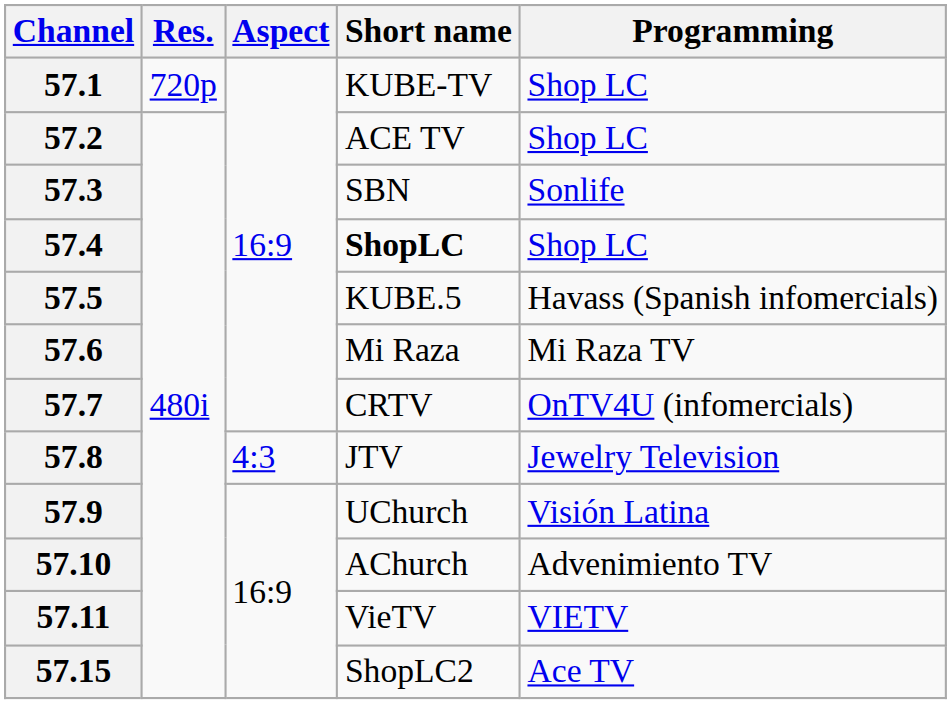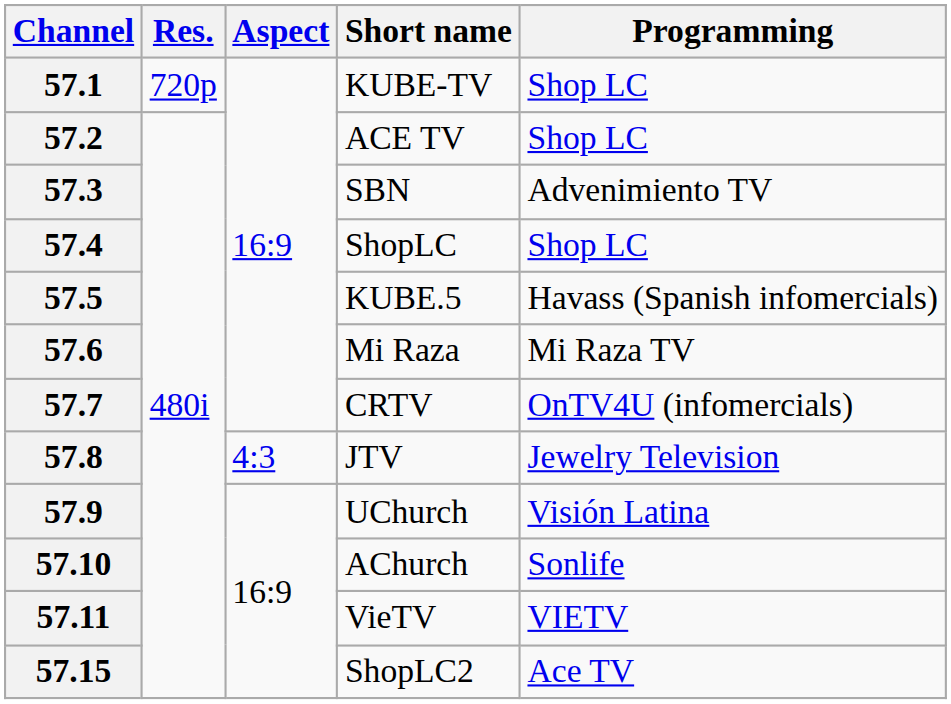(576, 191) Sonlife -> (650, 191) Advenimiento TV
(405, 244) bold -> (401, 244) normal
(650, 564) Advenimiento TV -> (576, 564) Sonlife
